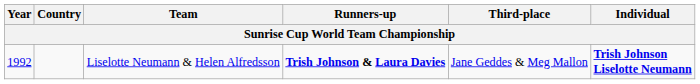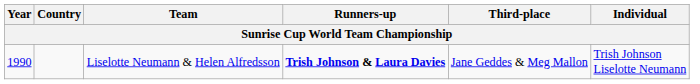(19, 62) 1992 -> (19, 62) 1990
(643, 62) bold -> (640, 62) normal
